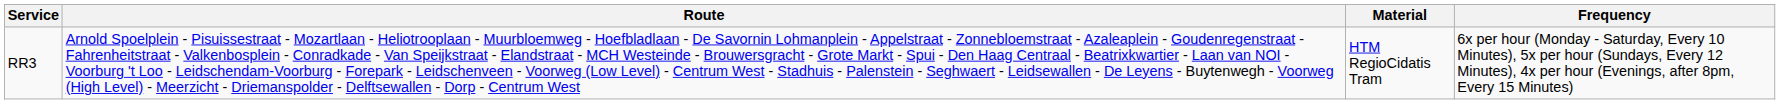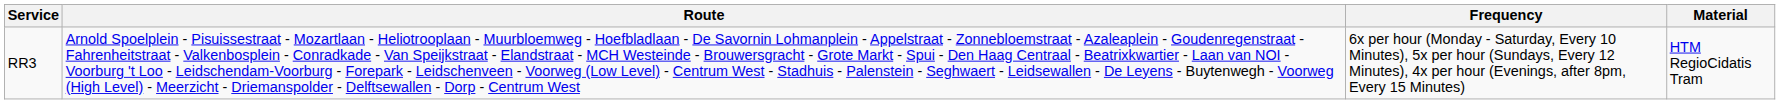columns swapped: (1400, 15) <-> (1614, 15)
